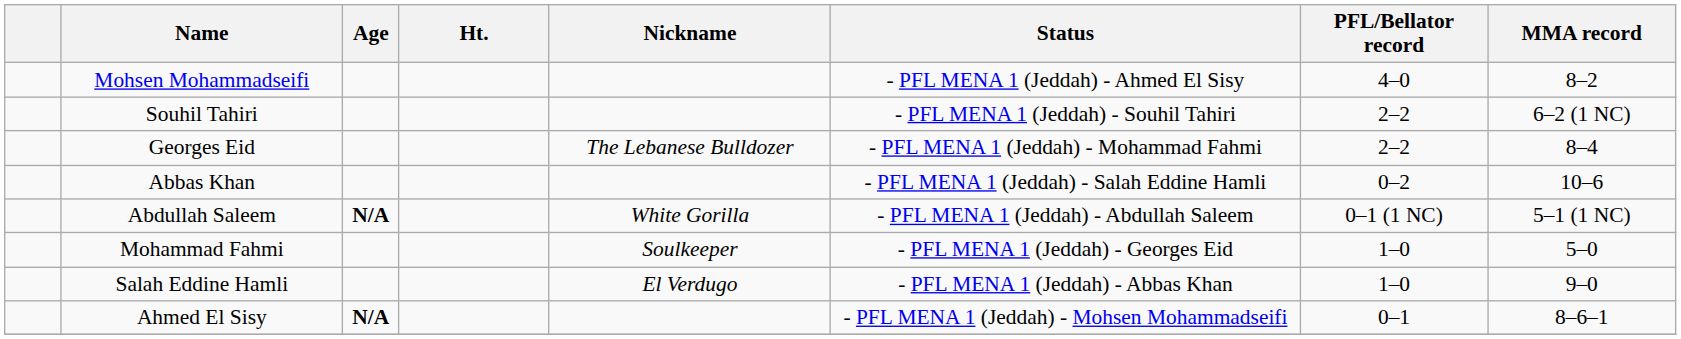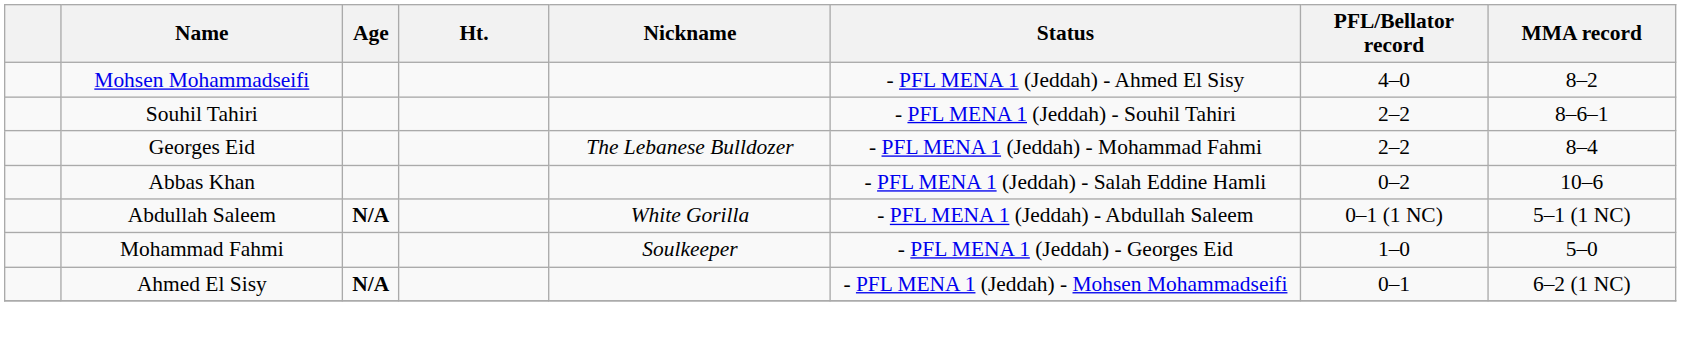(1582, 113) 6–2 (1 NC) -> (1582, 113) 8–6–1
- row: (202, 283)
(1582, 317) 8–6–1 -> (1582, 283) 6–2 (1 NC)
